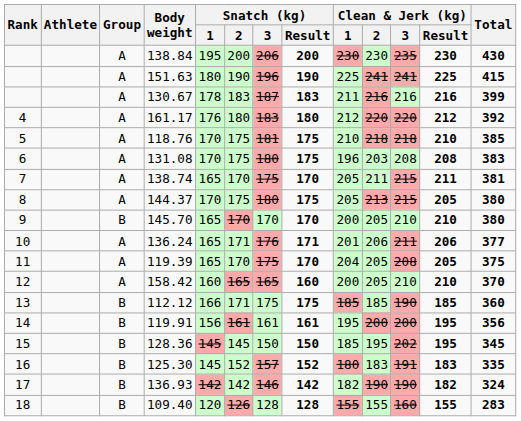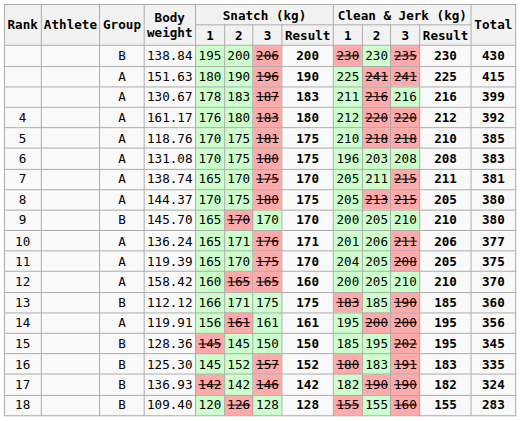(122, 56) A -> (122, 56) B
(348, 302) 185 -> (348, 302) 183
(122, 323) B -> (122, 323) A
